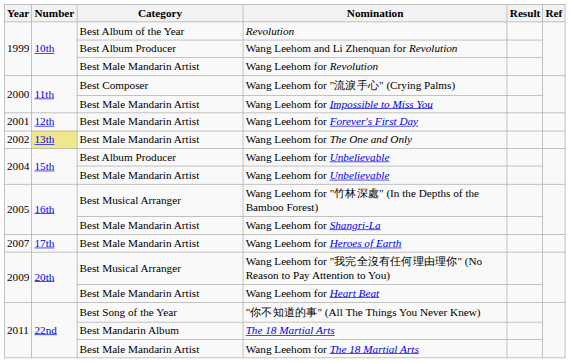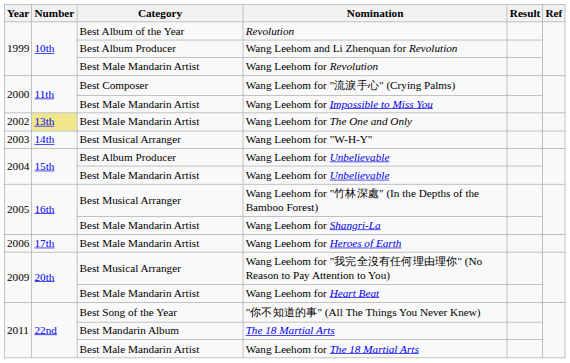- row: (139, 122)
+ row: (130, 139)
(18, 243) 2007 -> (18, 243) 2006
